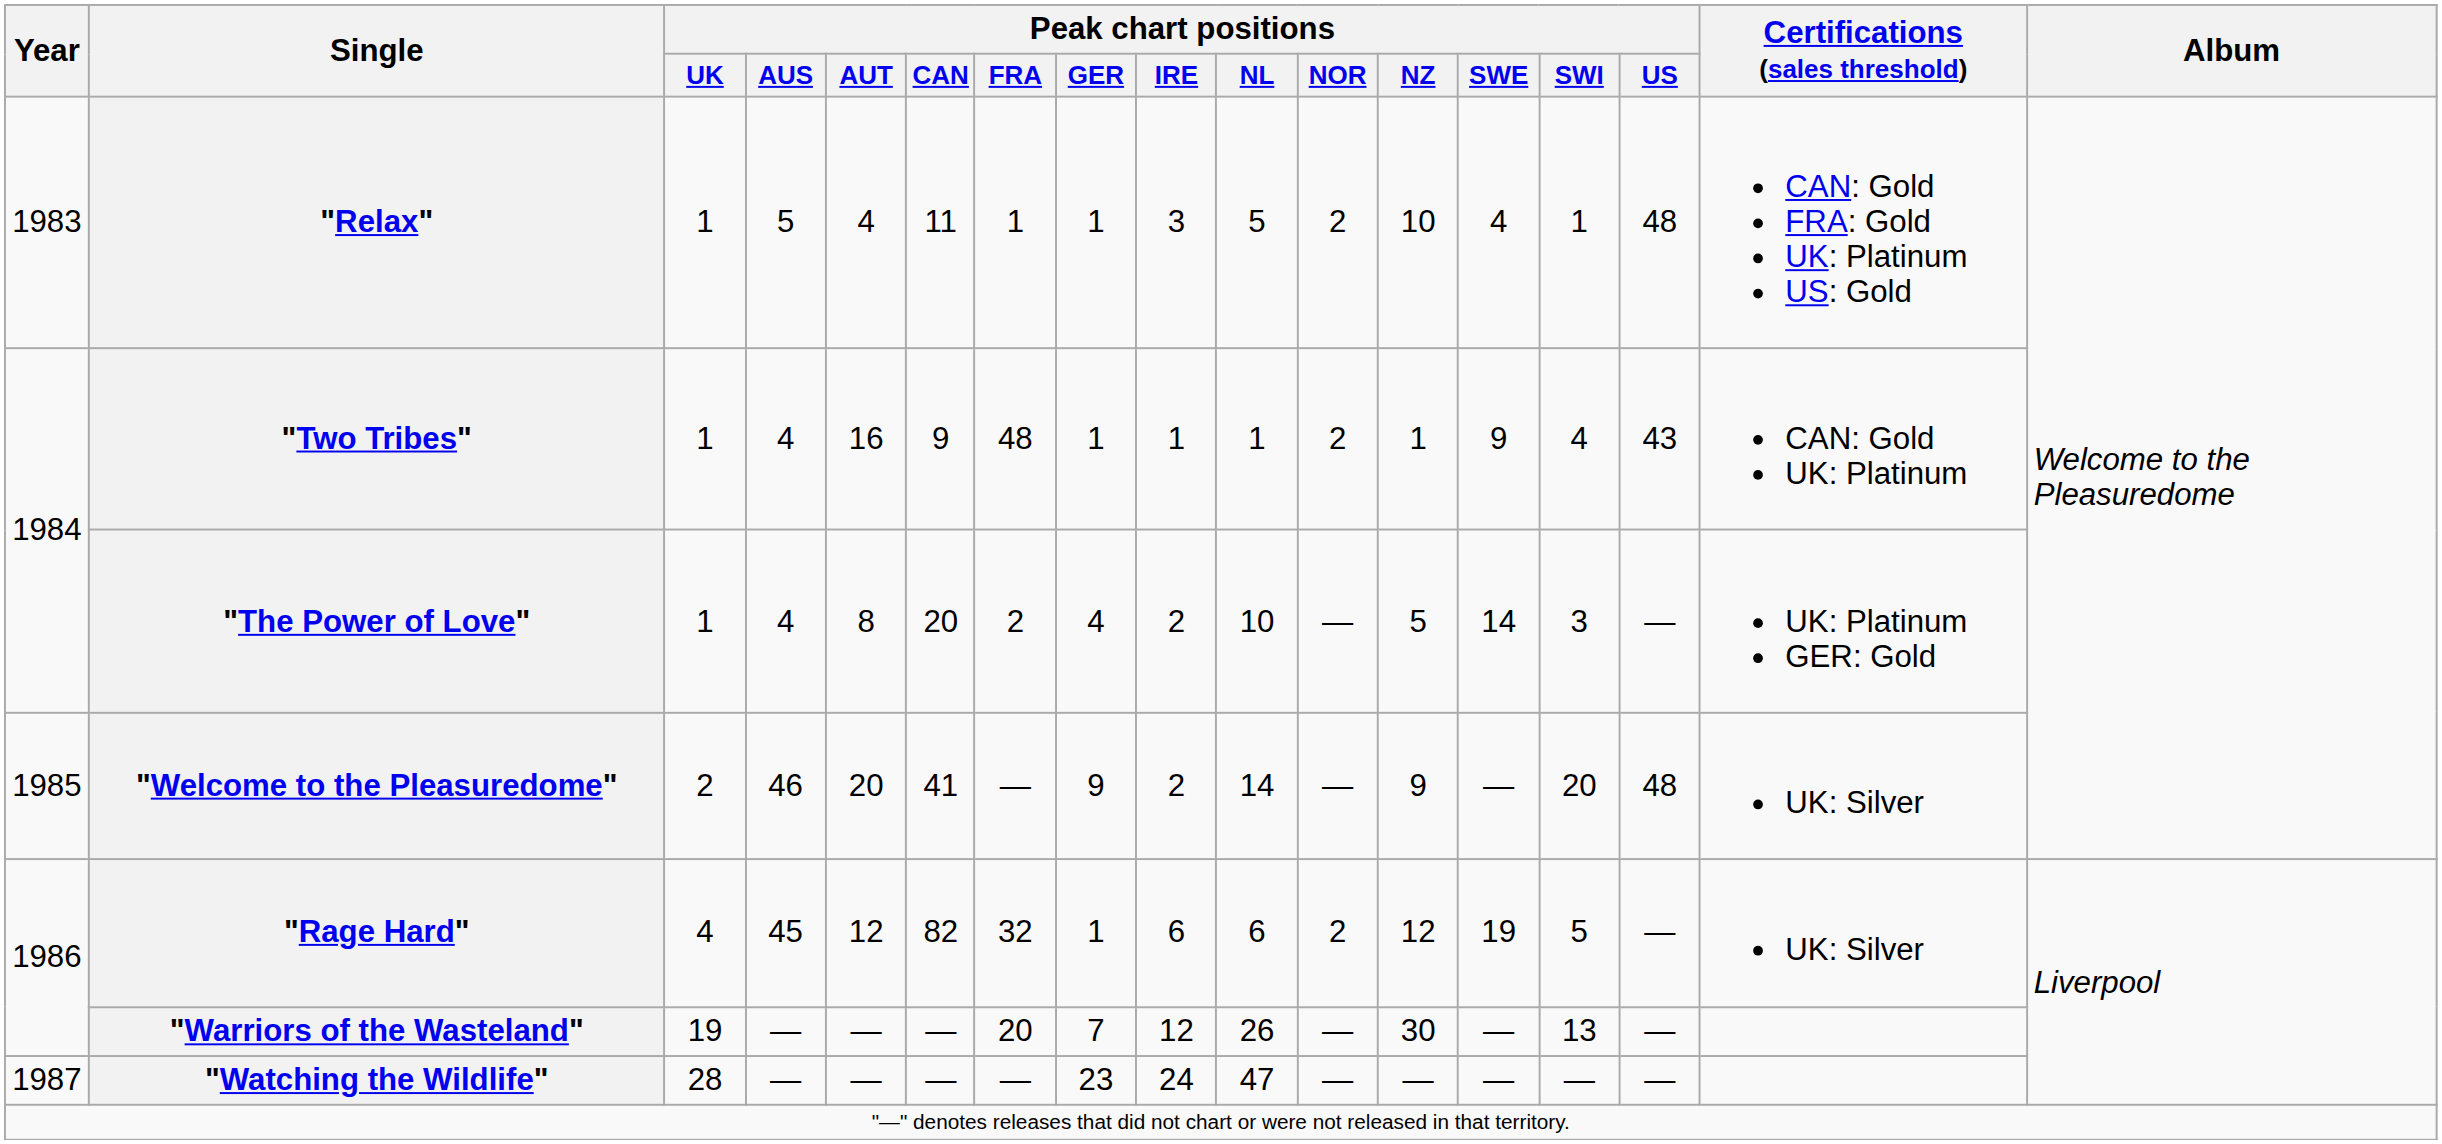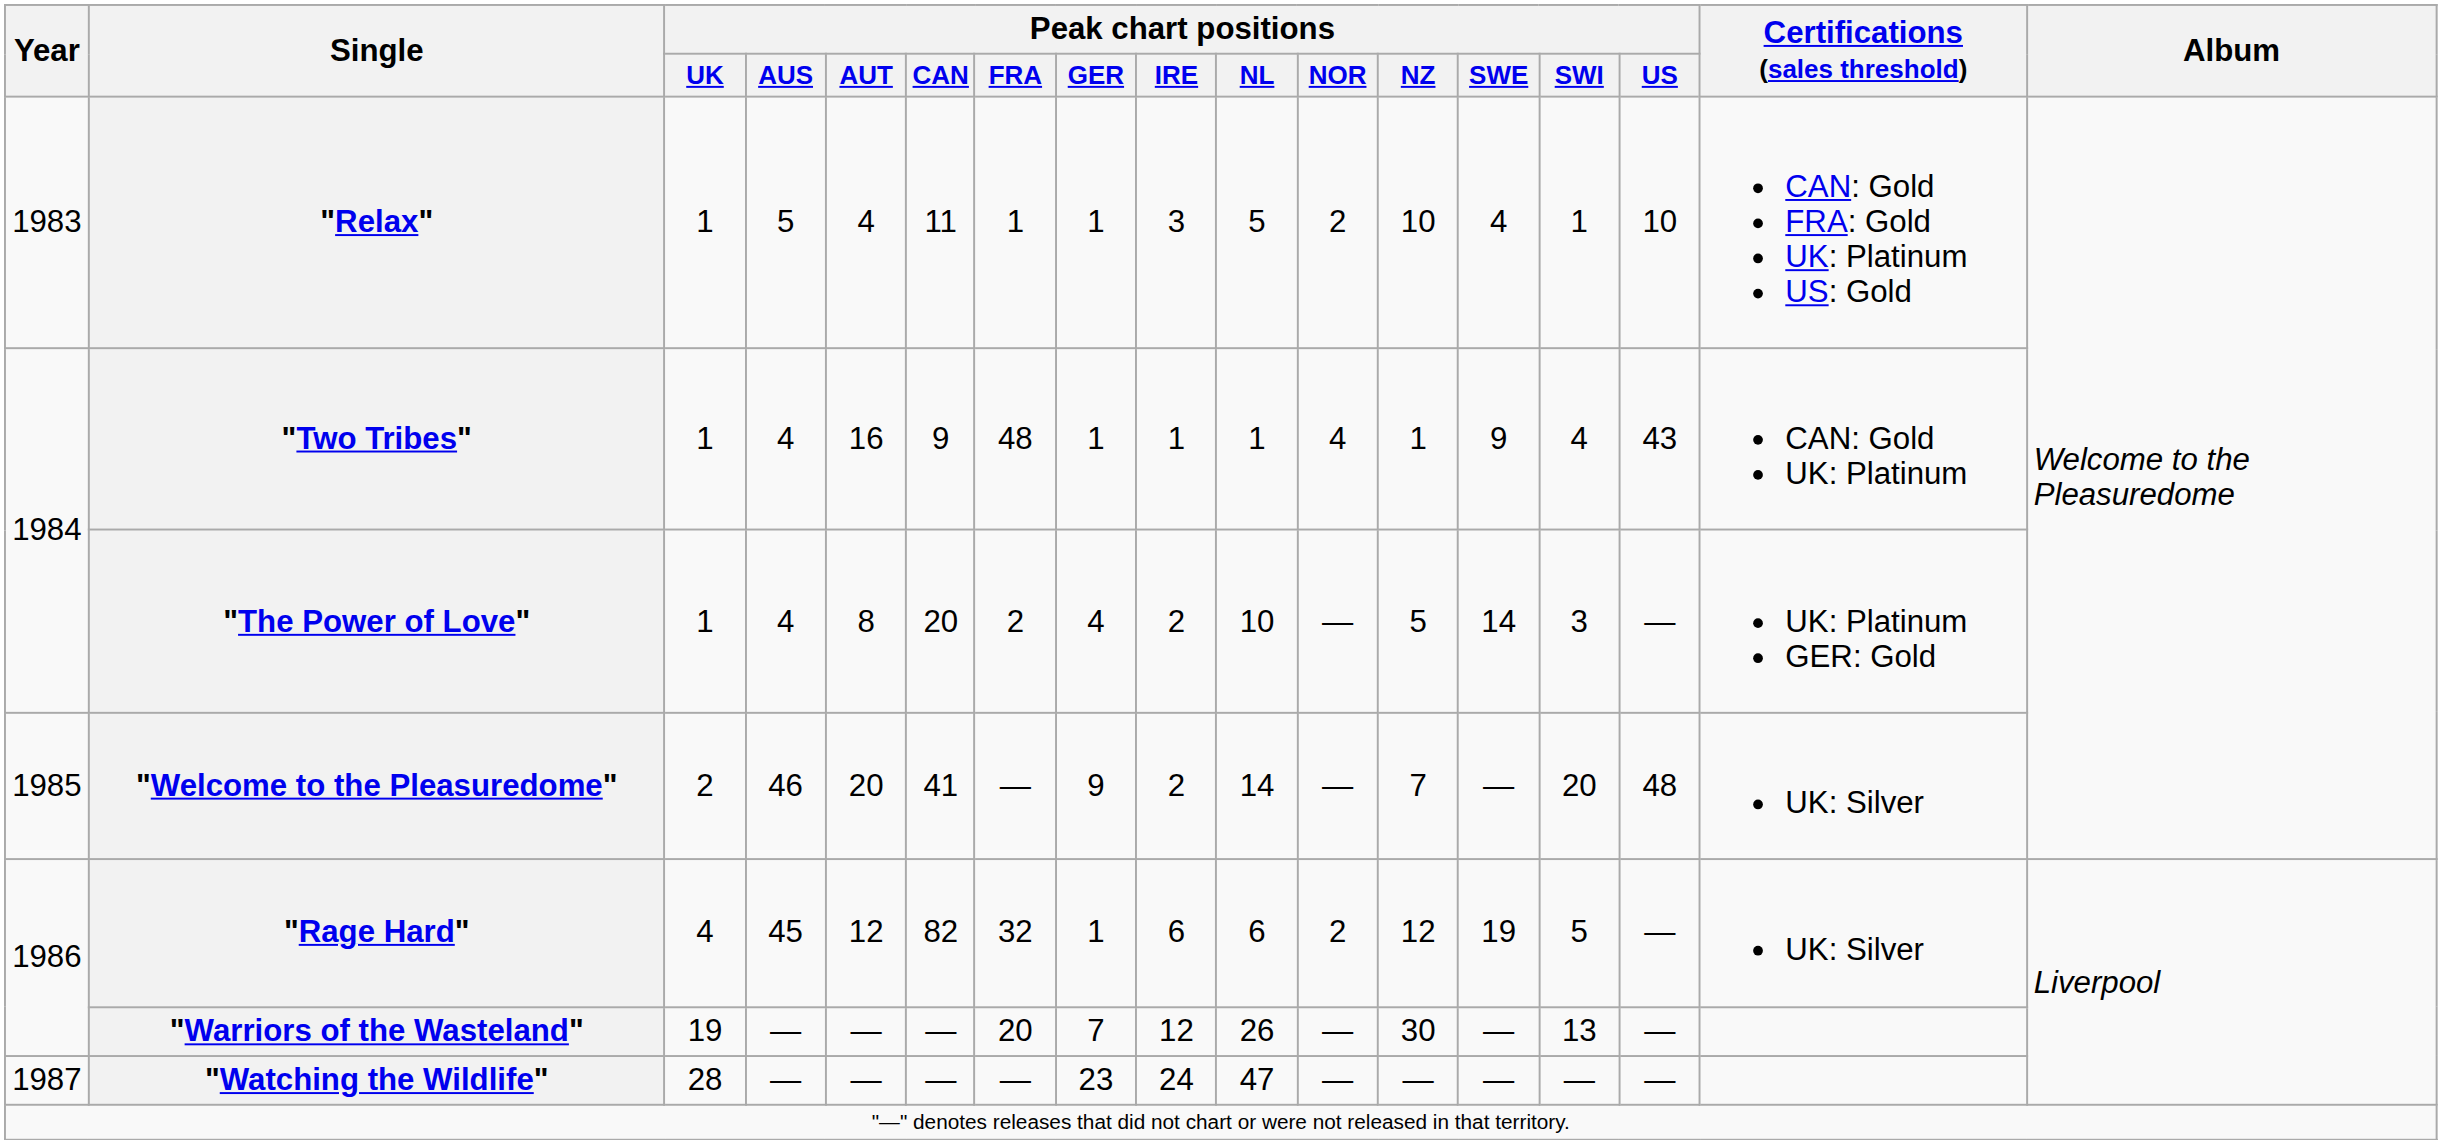(1660, 221) 48 -> (1660, 221) 10
(1338, 438) 2 -> (1338, 438) 4
(1418, 785) 9 -> (1418, 785) 7
